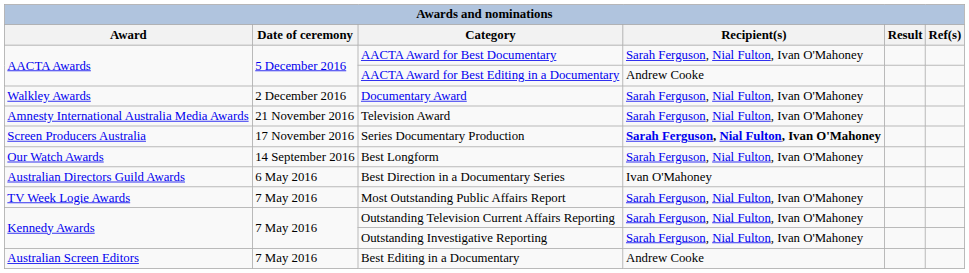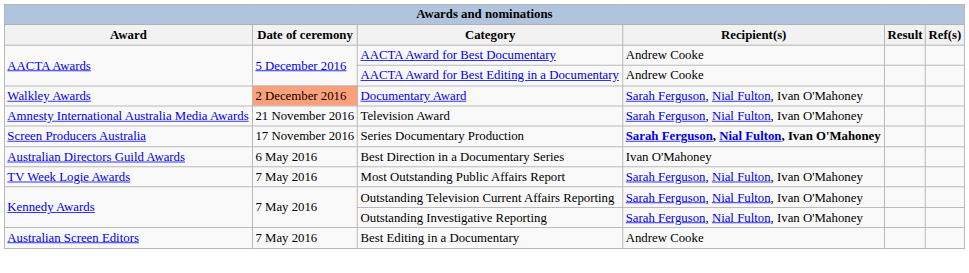(745, 55) Sarah Ferguson, Nial Fulton, Ivan O'Mahoney -> (665, 55) Andrew Cooke
(301, 95) no background -> (301, 95) lightsalmon background
- row: (400, 156)
